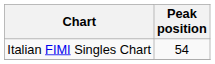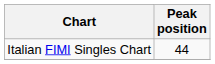(182, 49) 54 -> (182, 49) 44
